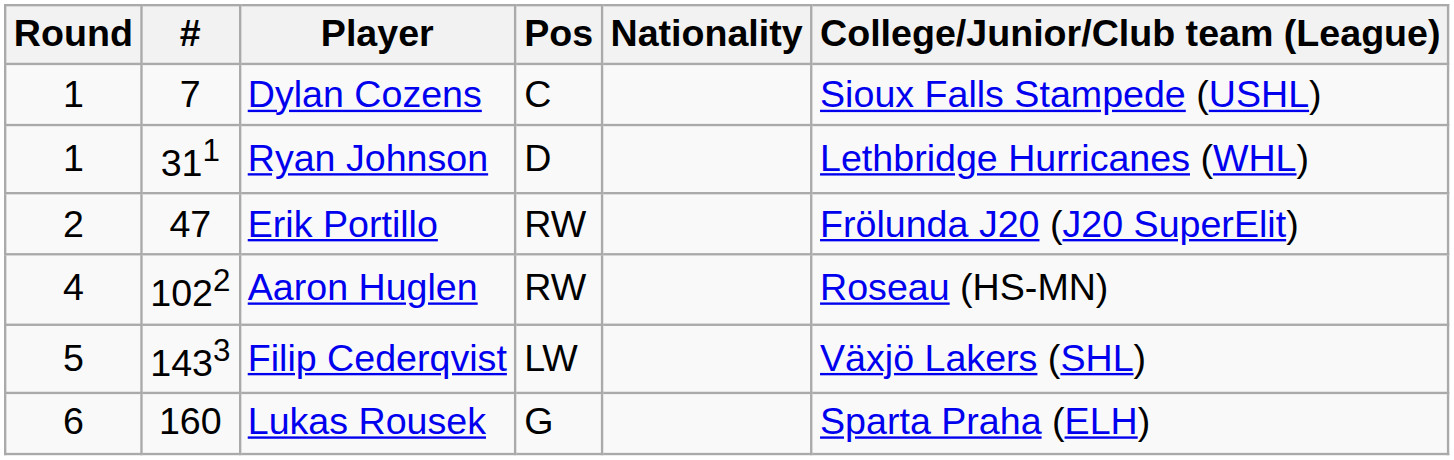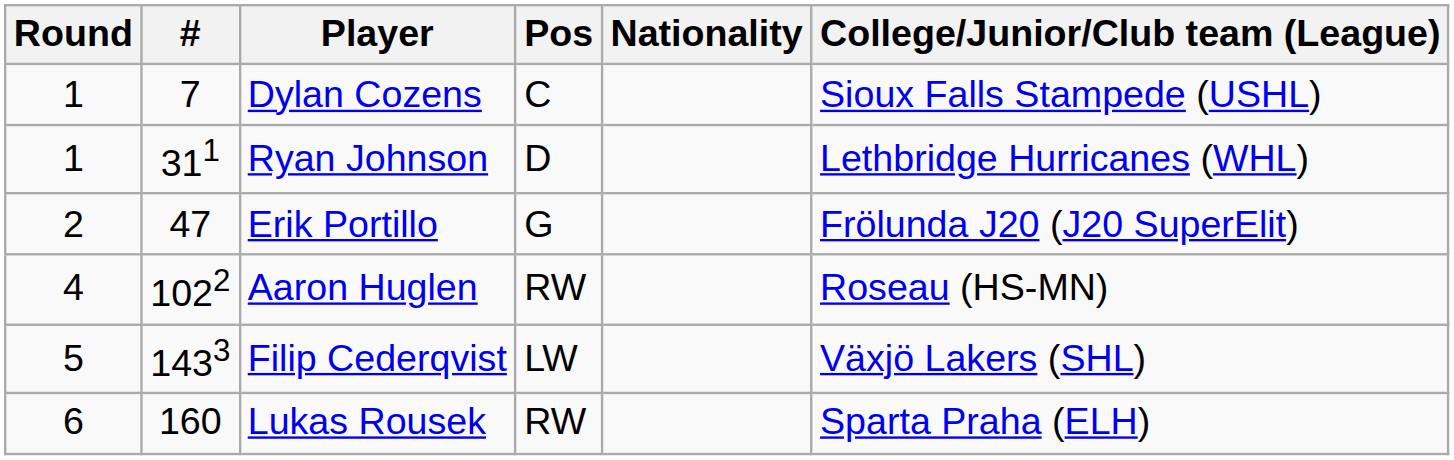(555, 223) RW -> (539, 223) G
(539, 422) G -> (555, 422) RW
